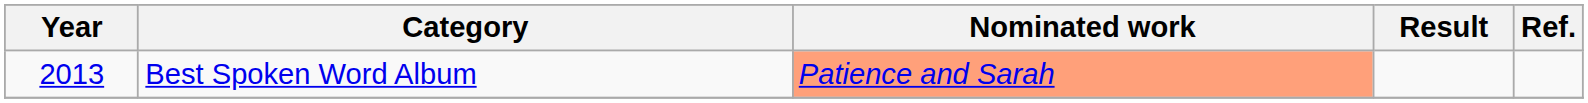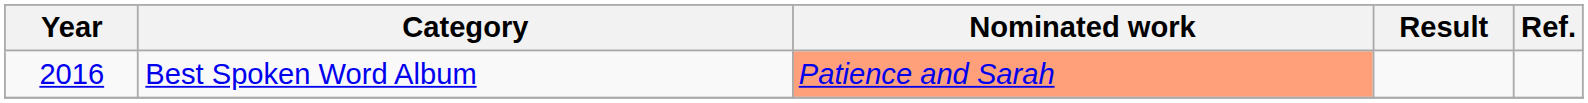(72, 73) 2013 -> (72, 73) 2016
